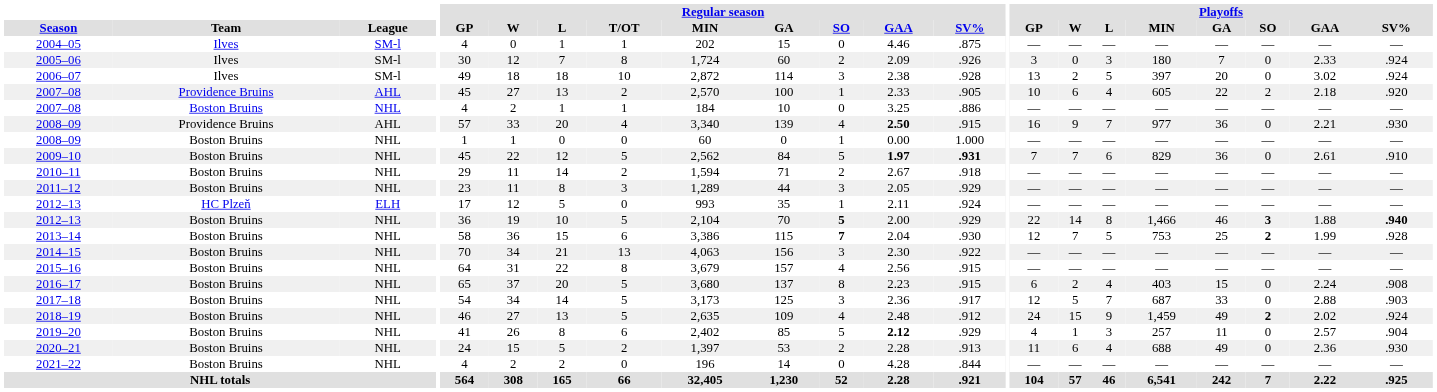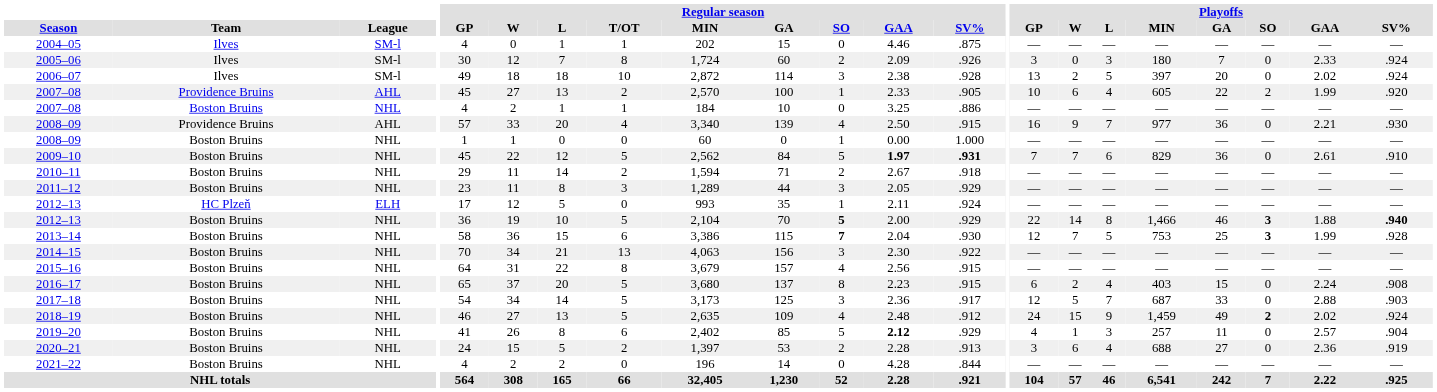(1325, 76) 3.02 -> (1325, 76) 2.02
(1325, 92) 2.18 -> (1325, 92) 1.99
(898, 124) bold -> (898, 124) normal
(1268, 236) 2 -> (1268, 236) 3
(1034, 348) 11 -> (1034, 348) 3
(1222, 348) 49 -> (1222, 348) 27
(1396, 348) .930 -> (1396, 348) .919
